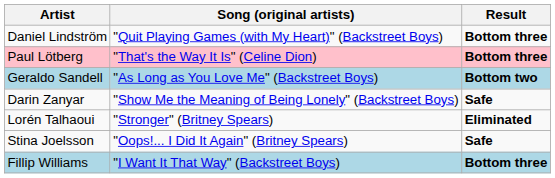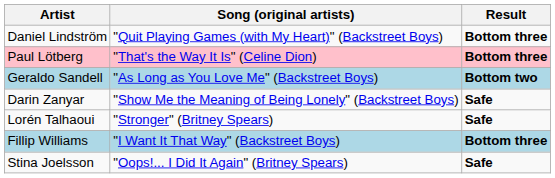(498, 120) Eliminated -> (479, 120) Safe
rows swapped: (48, 162) <-> (51, 141)
